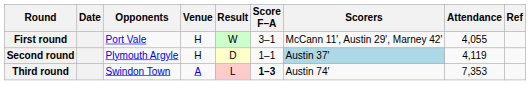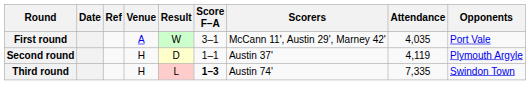columns swapped: (142, 18) <-> (515, 18)
(198, 39) H -> (141, 39) A
(474, 39) 4,055 -> (418, 39) 4,035
(307, 55) lightblue background -> (251, 55) no background
(198, 71) A -> (141, 71) H
(474, 71) 7,353 -> (418, 71) 7,335
